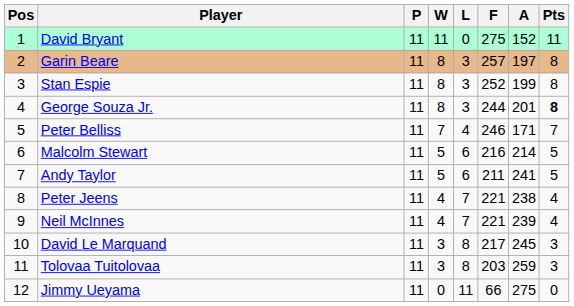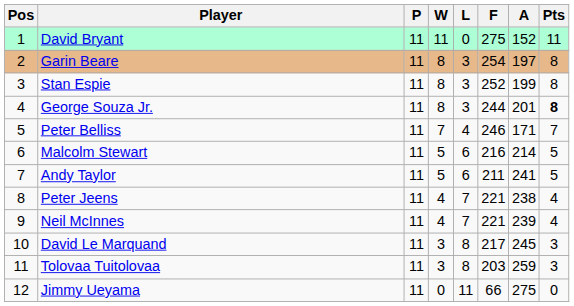(493, 61) 257 -> (493, 61) 254
